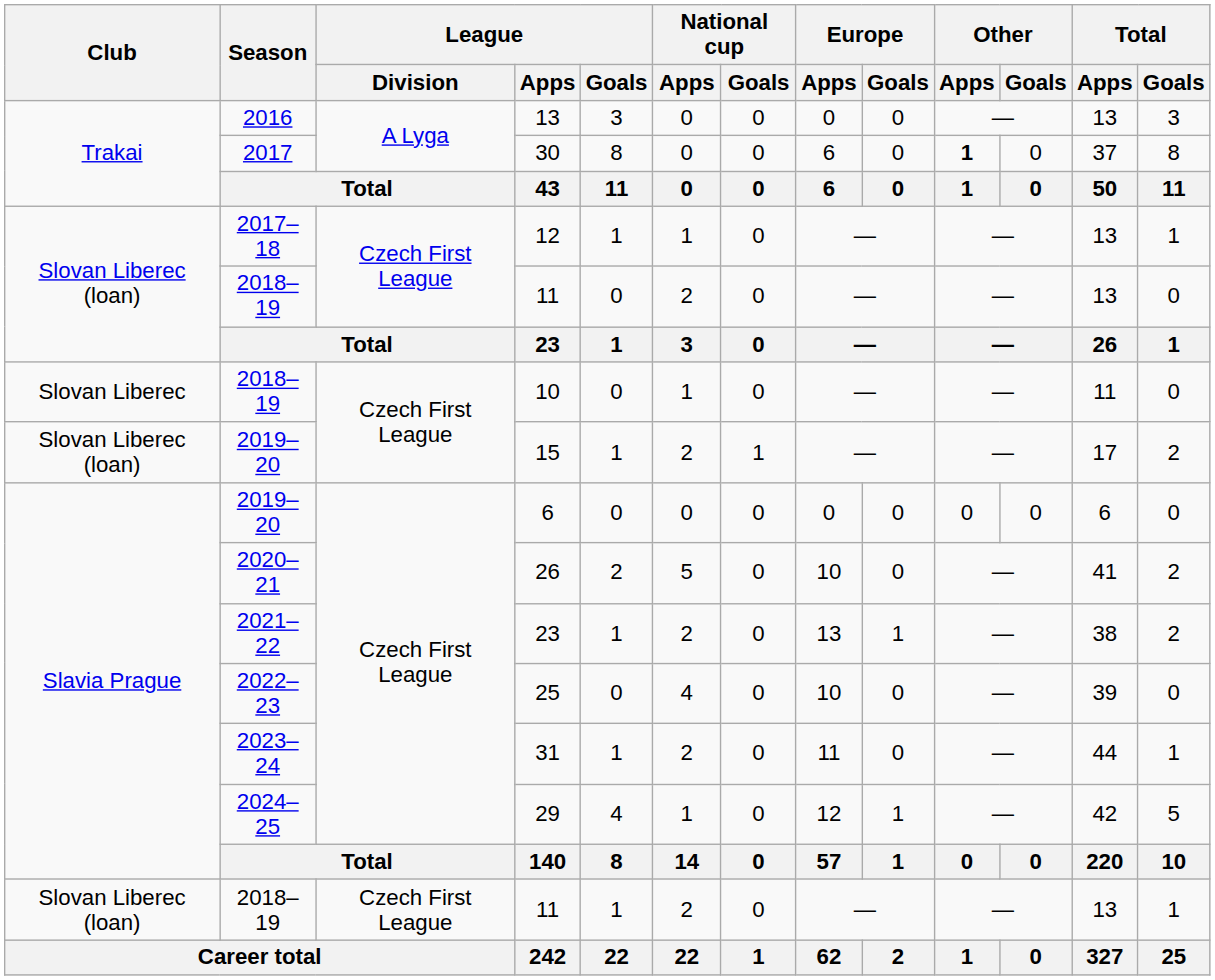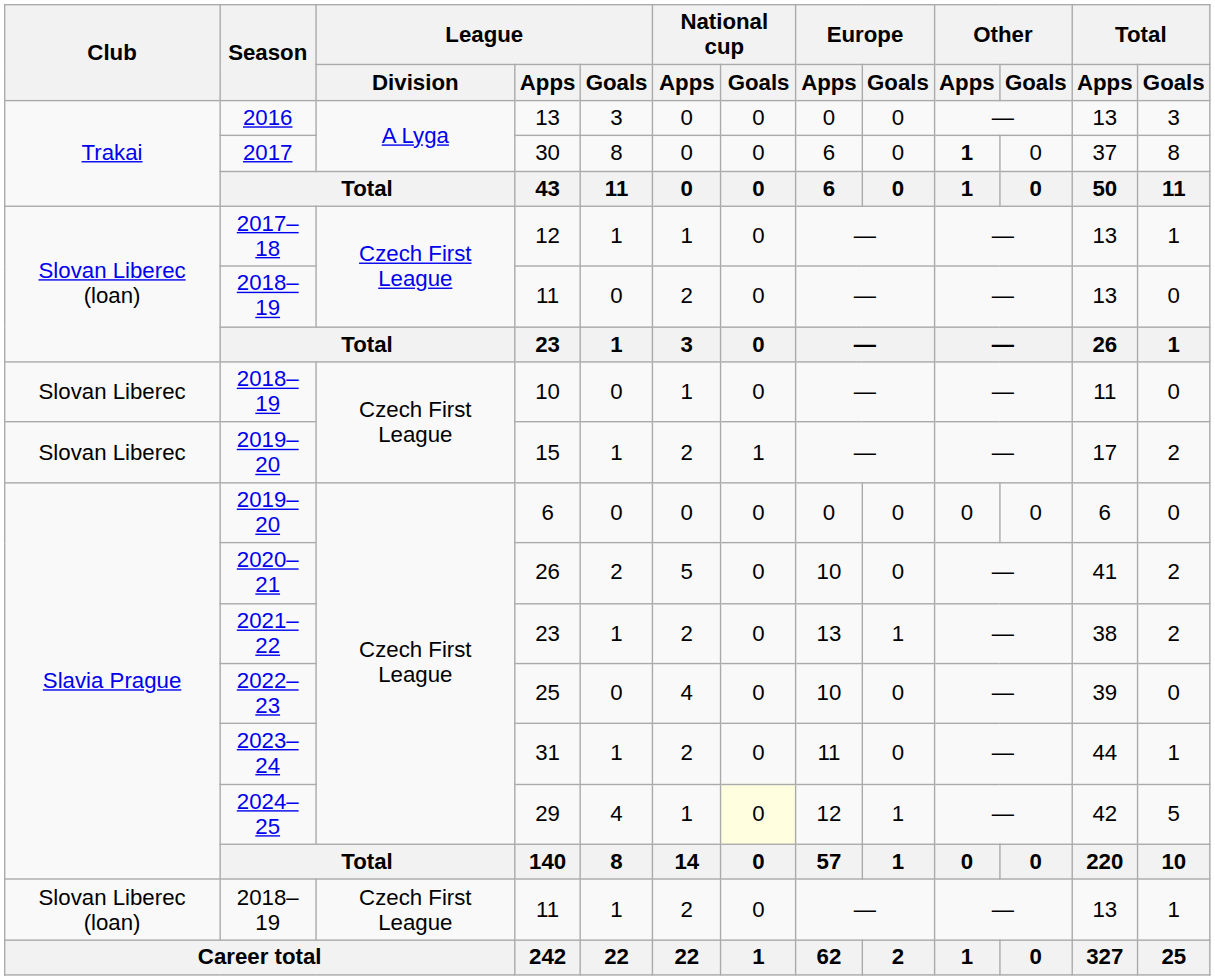(112, 452) Slovan Liberec (loan) -> (112, 452) Slovan Liberec
(759, 813) no background -> (759, 813) lightyellow background
